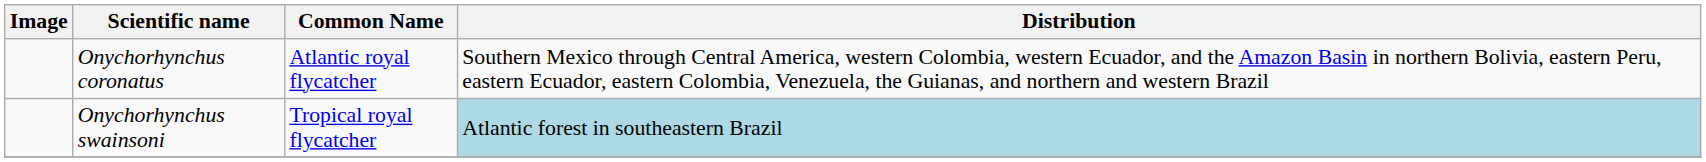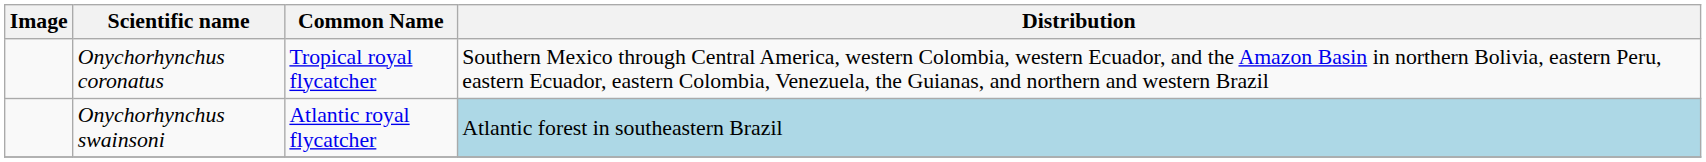(350, 68) Atlantic royal flycatcher -> (351, 68) Tropical royal flycatcher
(351, 127) Tropical royal flycatcher -> (350, 127) Atlantic royal flycatcher
